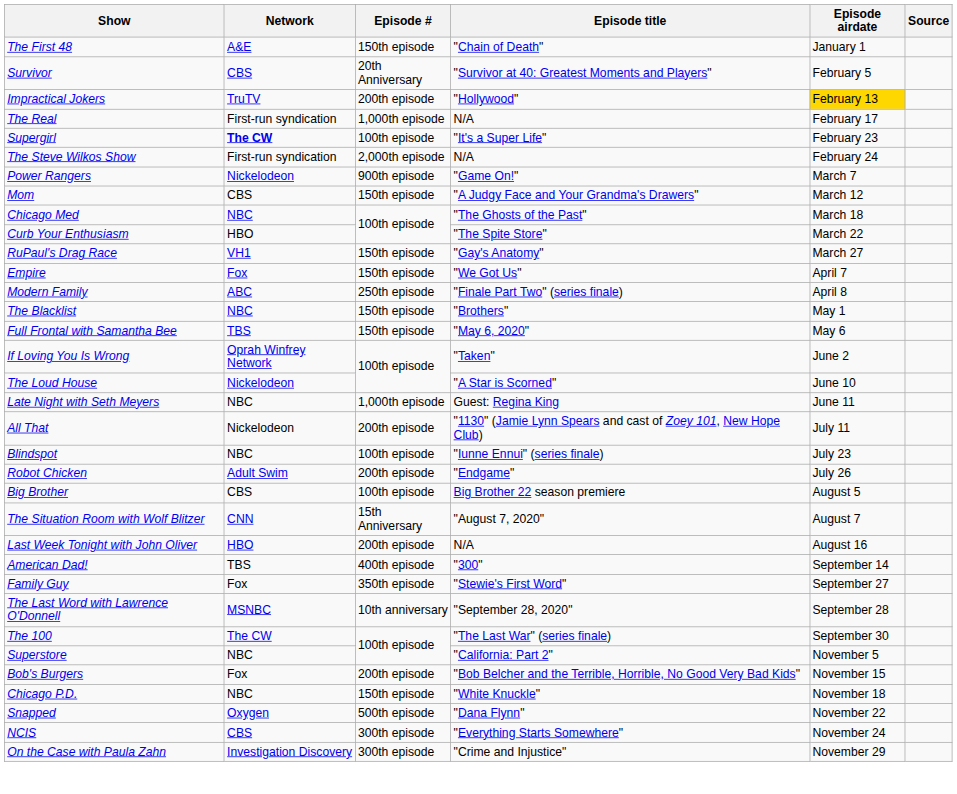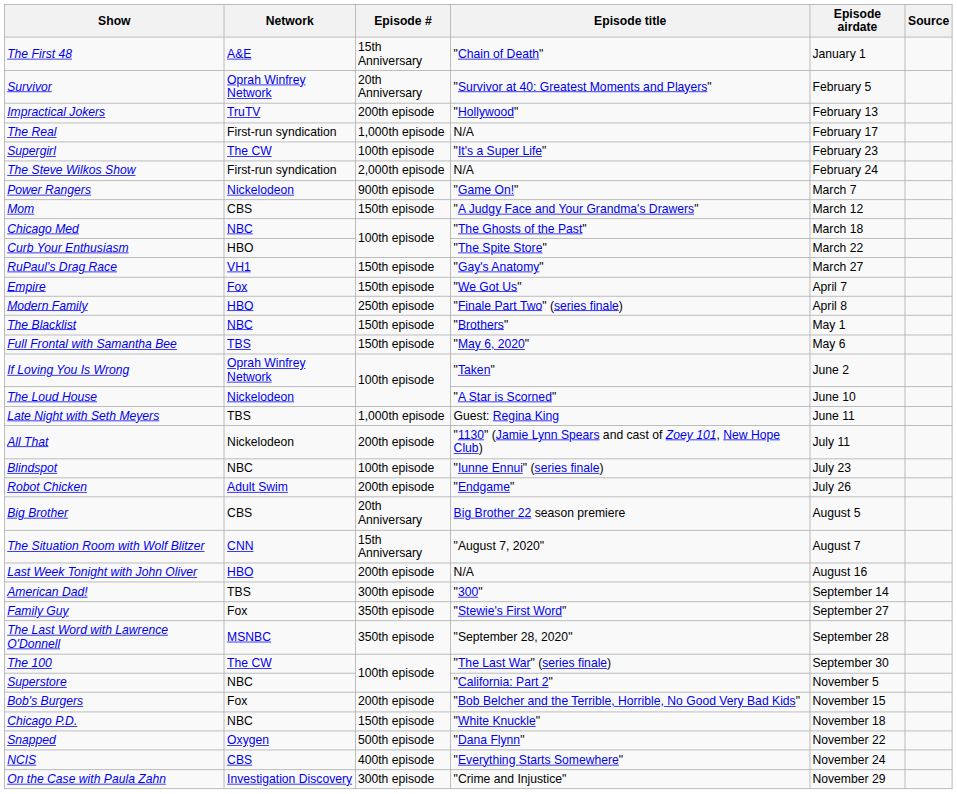(396, 47) 150th episode -> (390, 53) 15th Anniversary
(240, 73) CBS -> (266, 86) Oprah Winfrey Network
(845, 99) gold background -> (845, 113) no background
(250, 137) bold -> (249, 151) normal
(240, 292) ABC -> (240, 305) HBO
(240, 402) NBC -> (239, 415) TBS
(396, 493) 100th episode -> (390, 513) 20th Anniversary
(396, 564) 400th episode -> (396, 592) 300th episode
(403, 610) 10th anniversary -> (396, 637) 350th episode
(396, 732) 300th episode -> (396, 759) 400th episode
